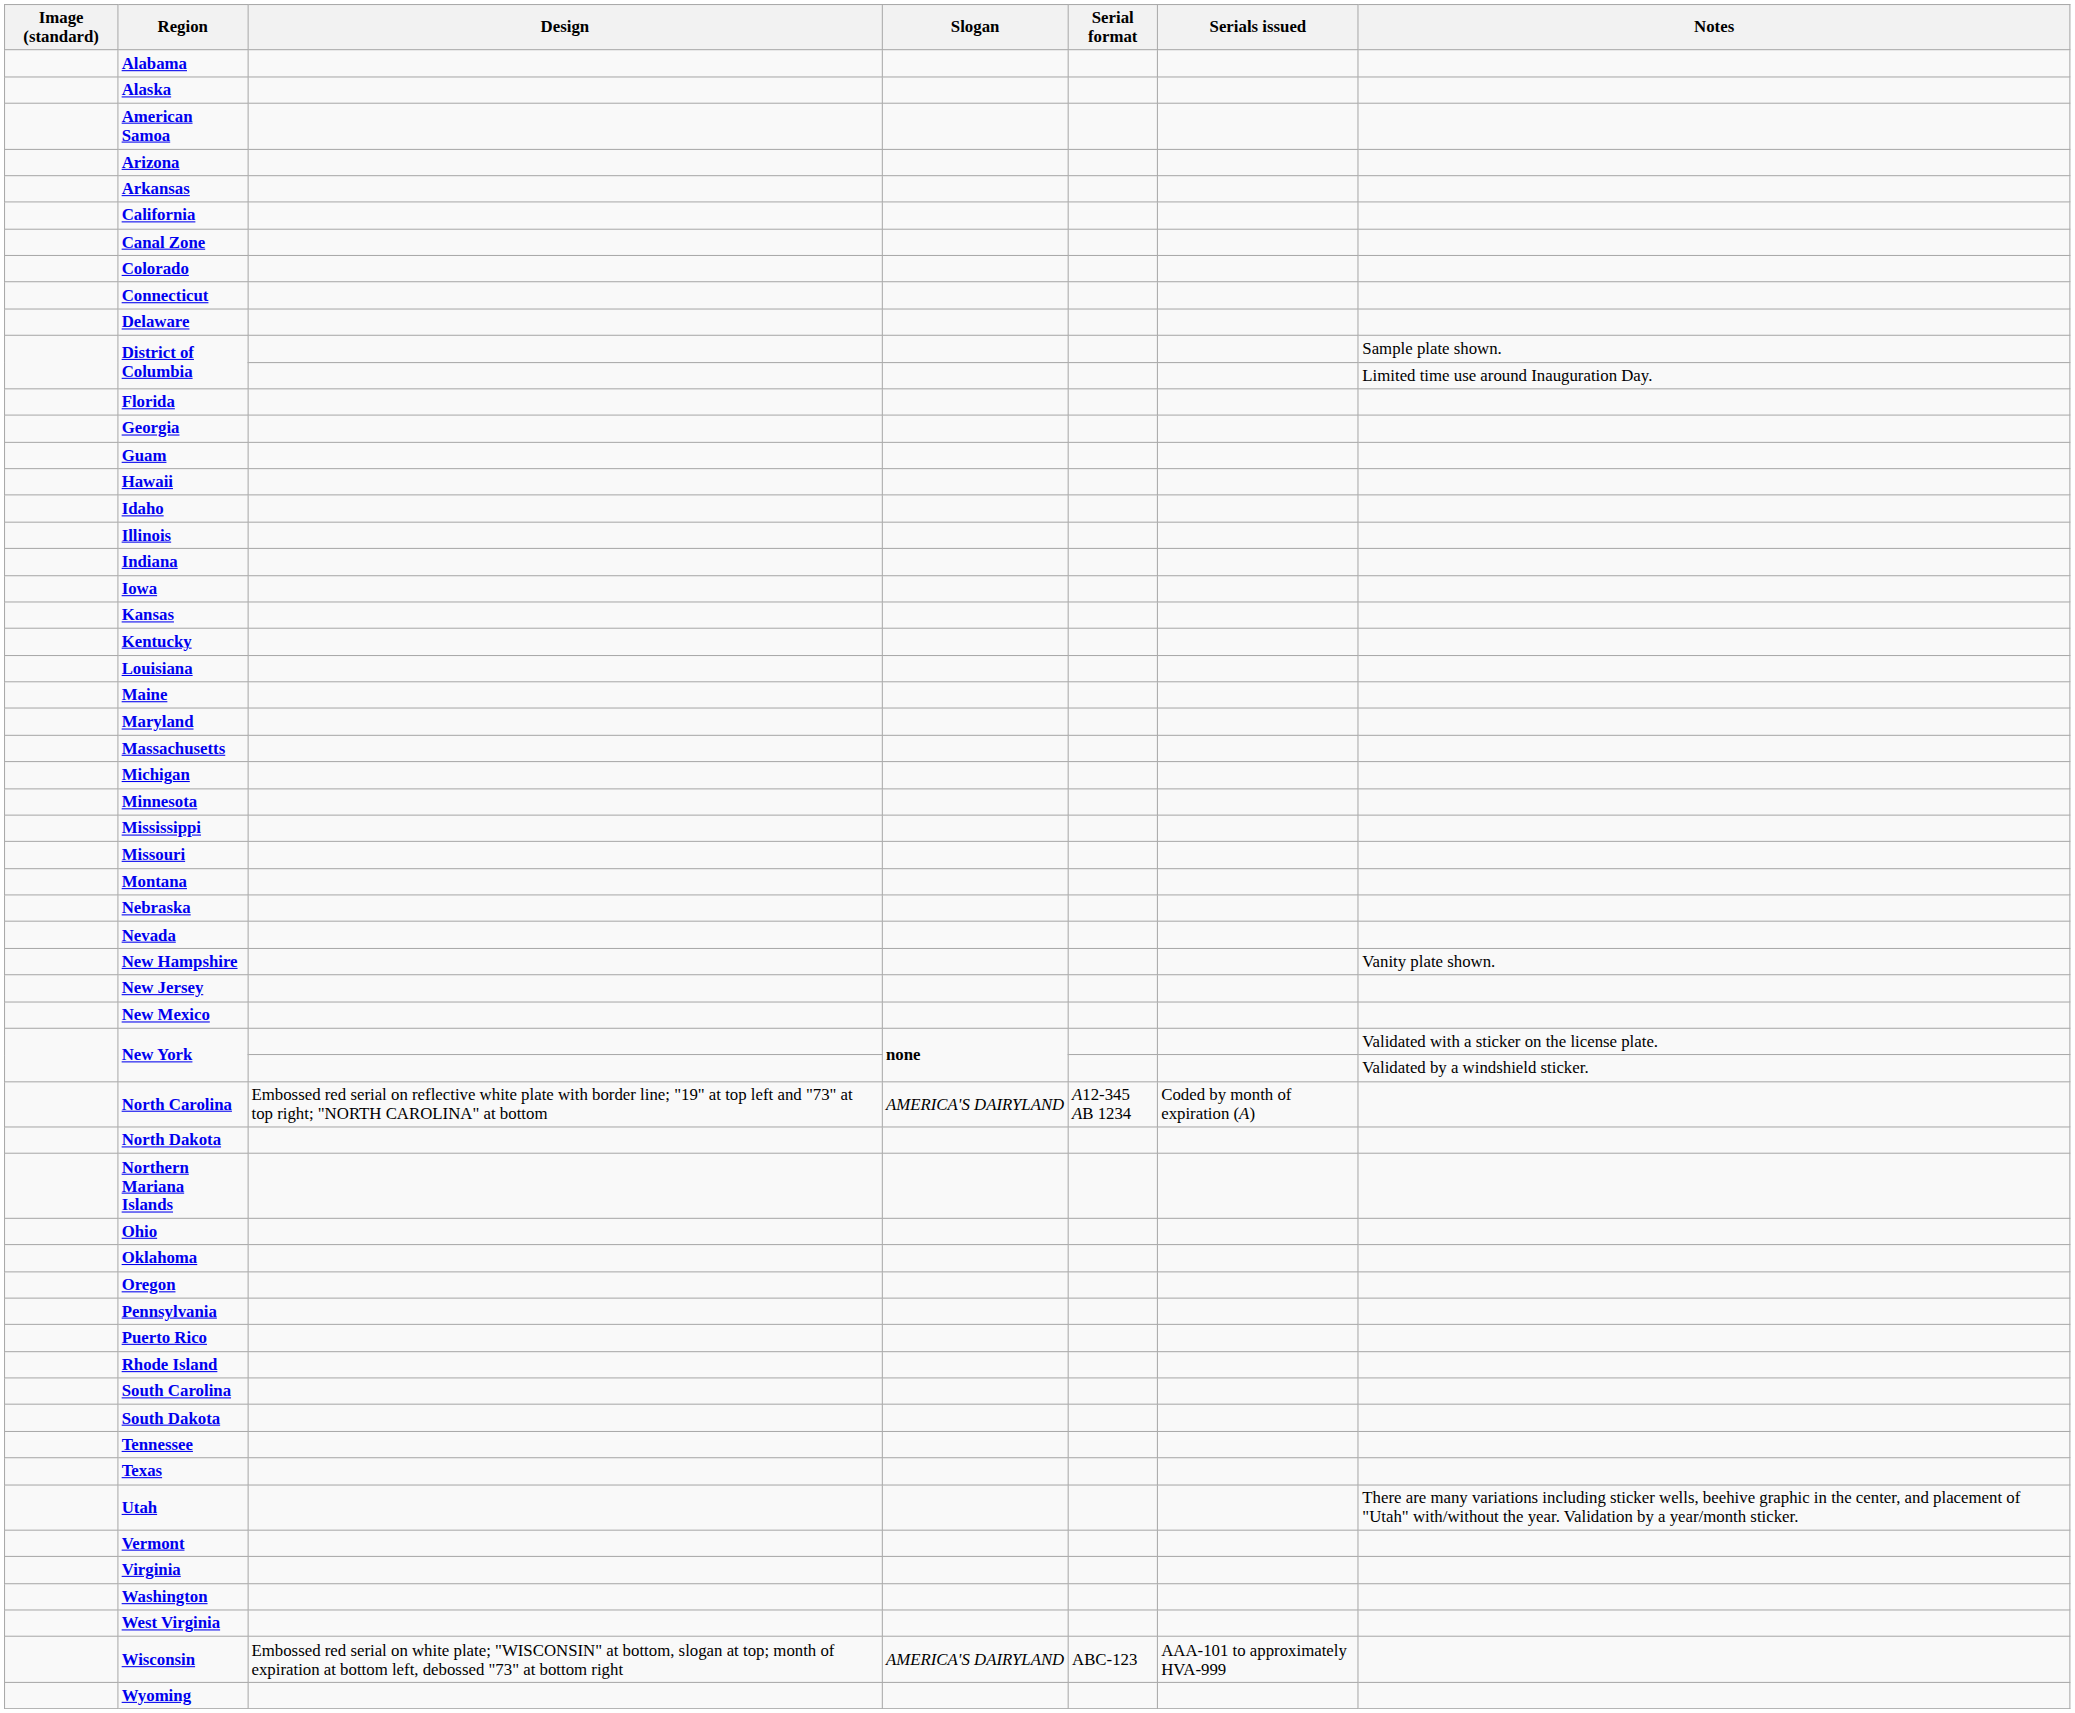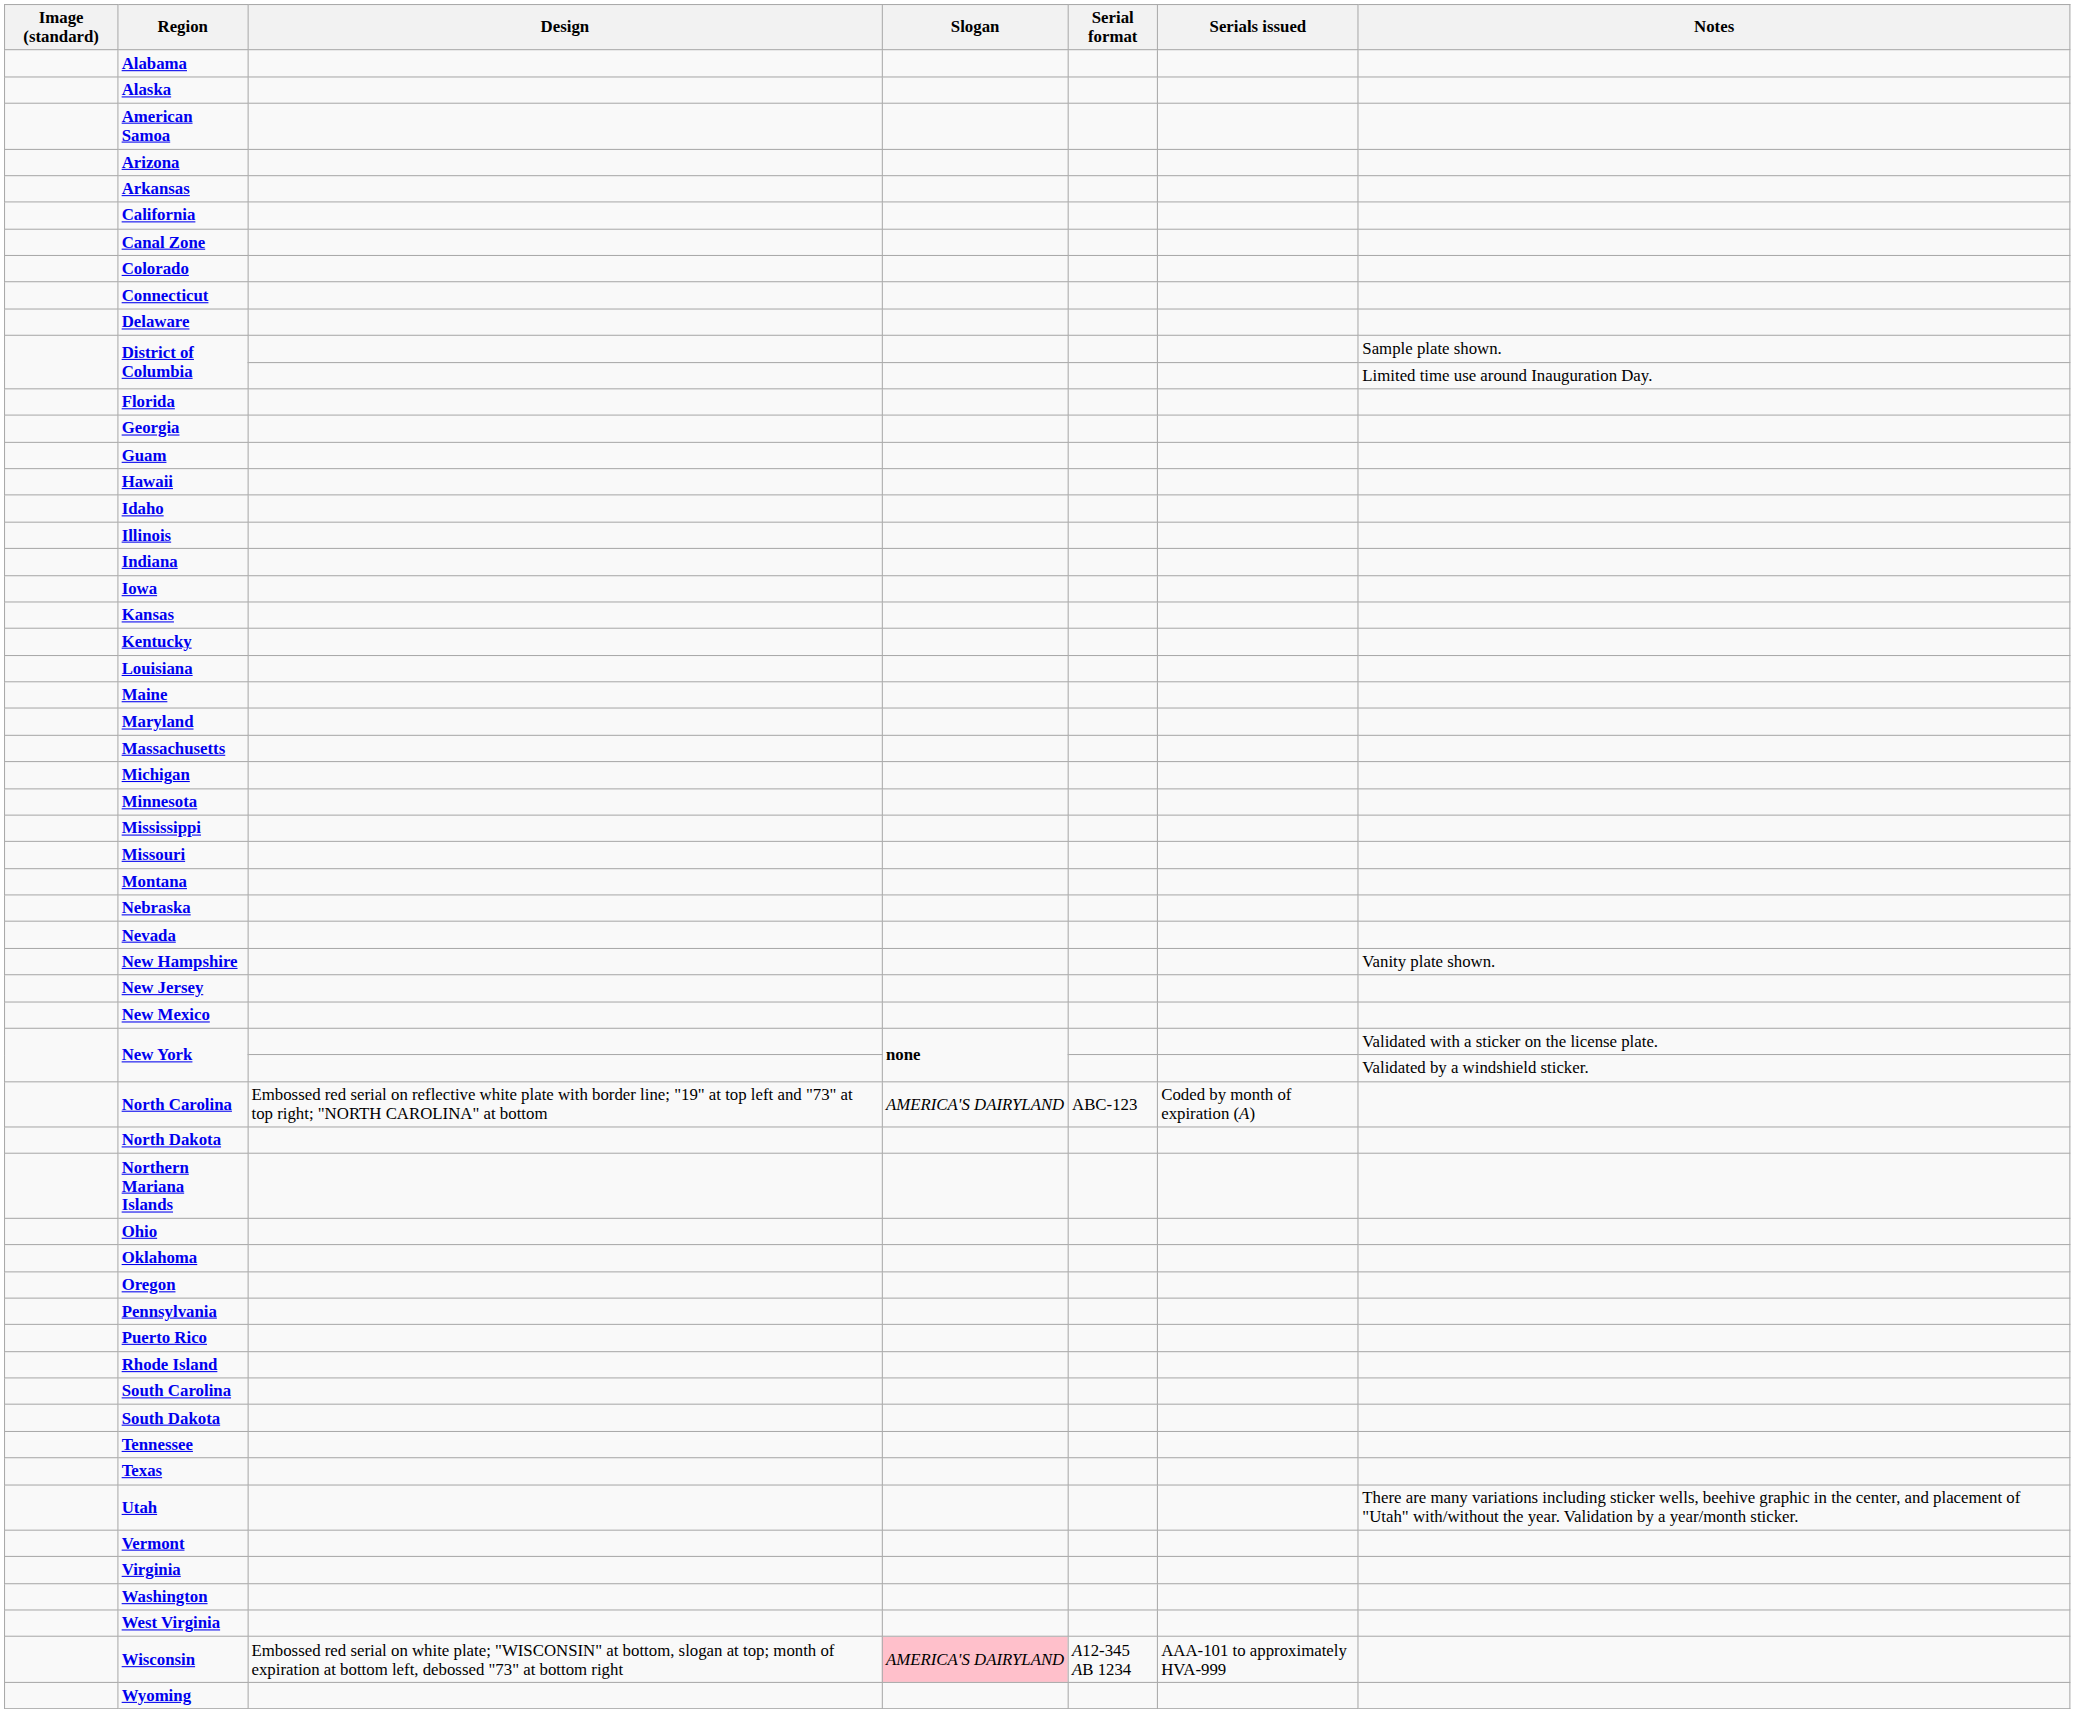(1102, 1104) A12-345 AB 1234 -> (1105, 1104) ABC-123
(975, 1659) no background -> (975, 1659) pink background
(1105, 1659) ABC-123 -> (1102, 1659) A12-345 AB 1234
